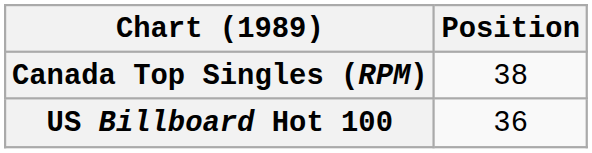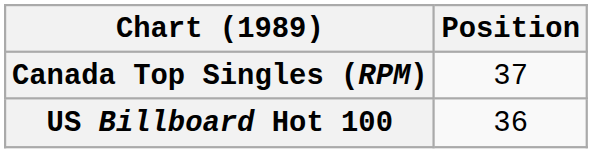(511, 76) 38 -> (511, 76) 37
